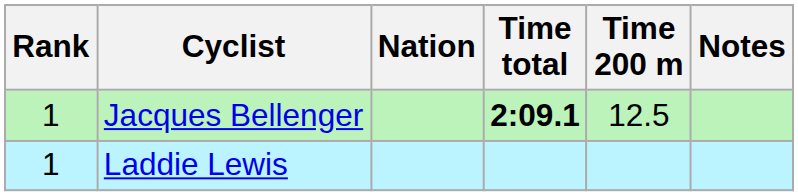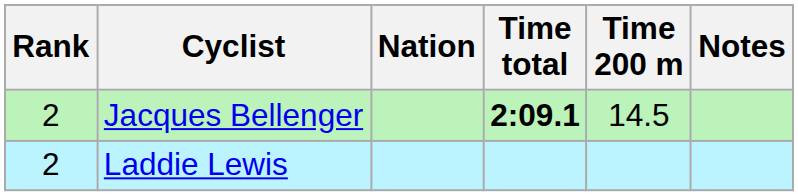(51, 114) 1 -> (51, 114) 2
(639, 114) 12.5 -> (639, 114) 14.5
(51, 164) 1 -> (51, 164) 2
